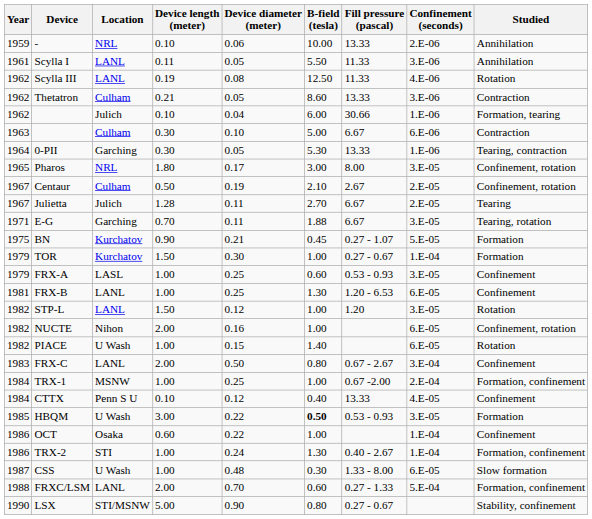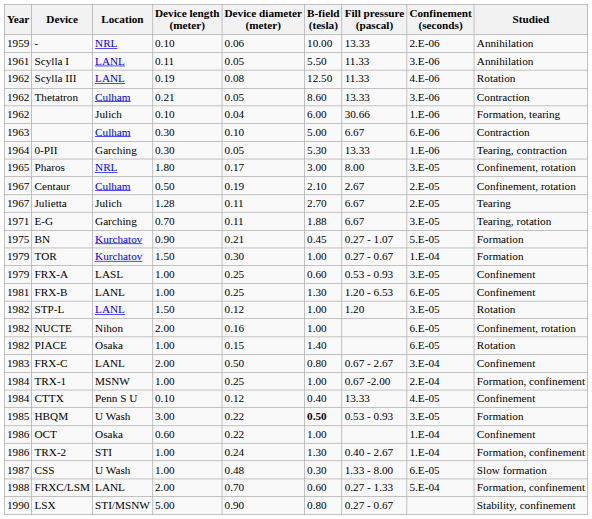(113, 345) U Wash -> (109, 345) Osaka
